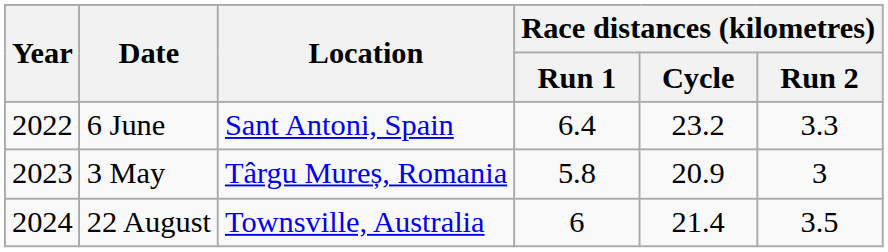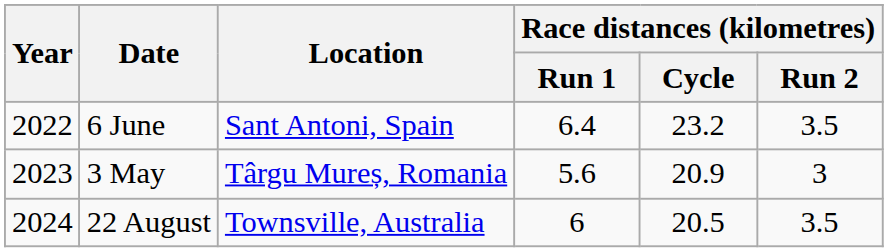(820, 125) 3.3 -> (820, 125) 3.5
(577, 173) 5.8 -> (577, 173) 5.6
(698, 221) 21.4 -> (698, 221) 20.5
